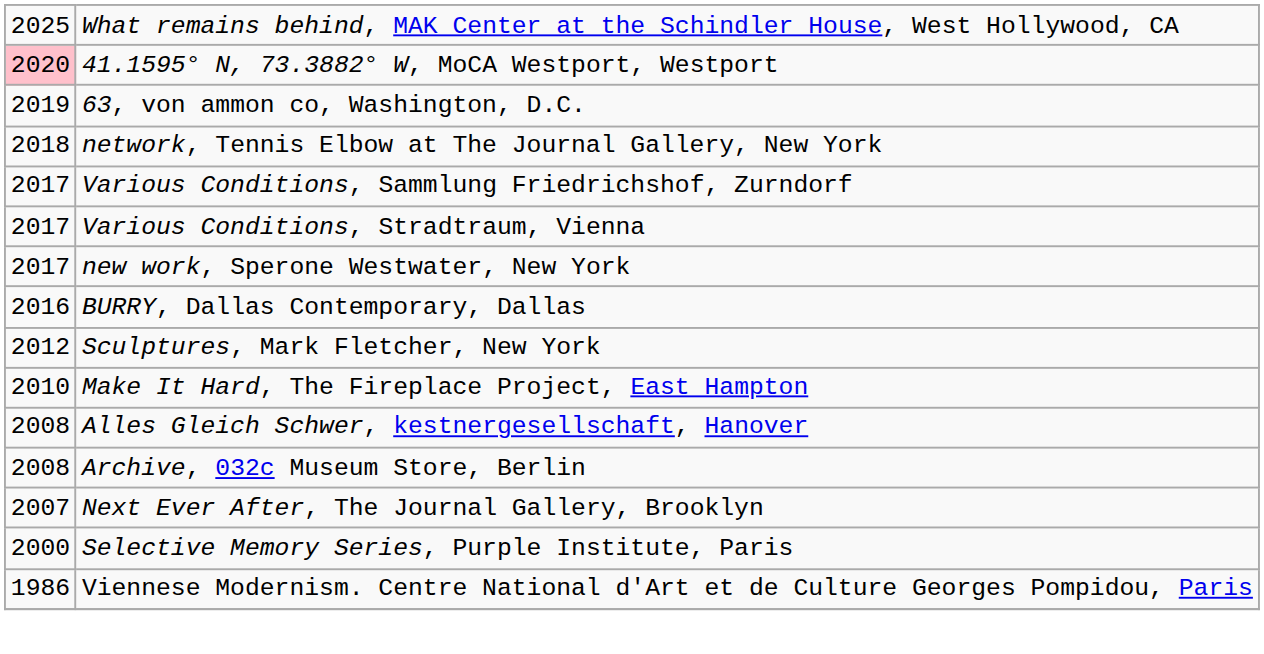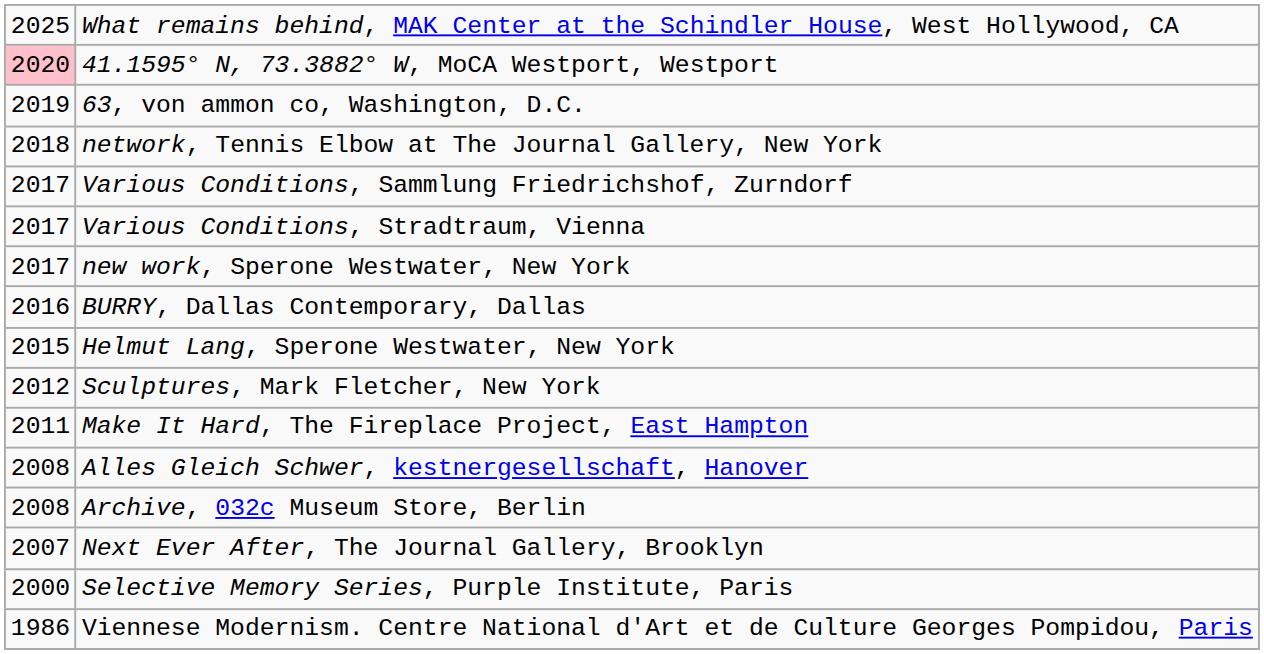+ row: (378, 347)
(40, 387) 2010 -> (40, 428) 2011
